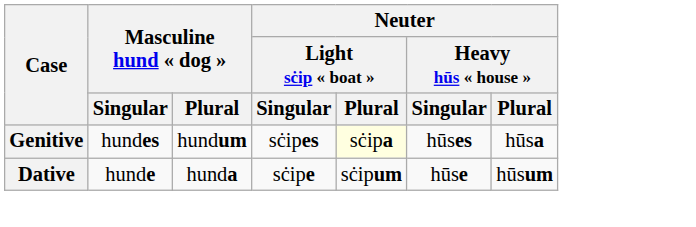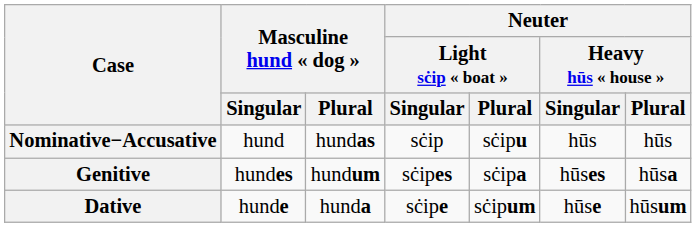+ row: (113, 141)
(371, 141) lightyellow background -> (505, 173) no background
